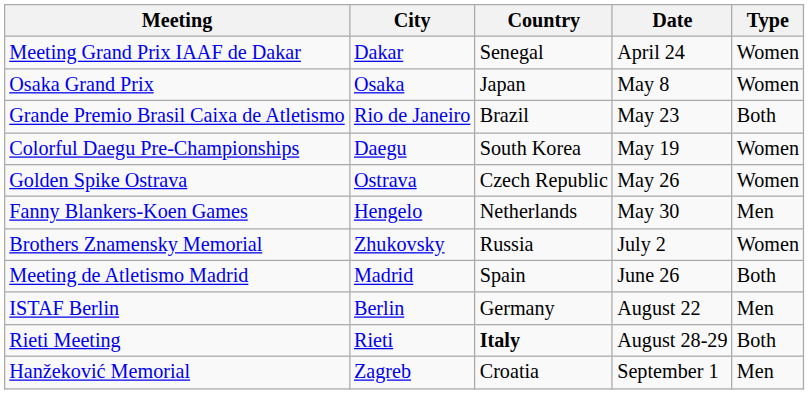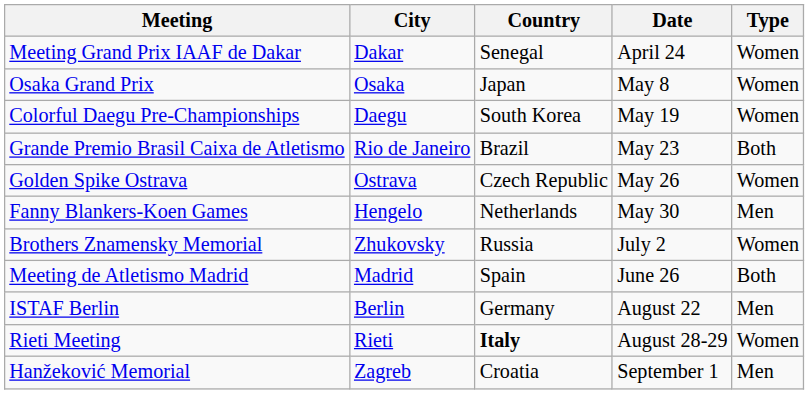rows swapped: (154, 148) <-> (177, 116)
(756, 340) Both -> (768, 340) Women
